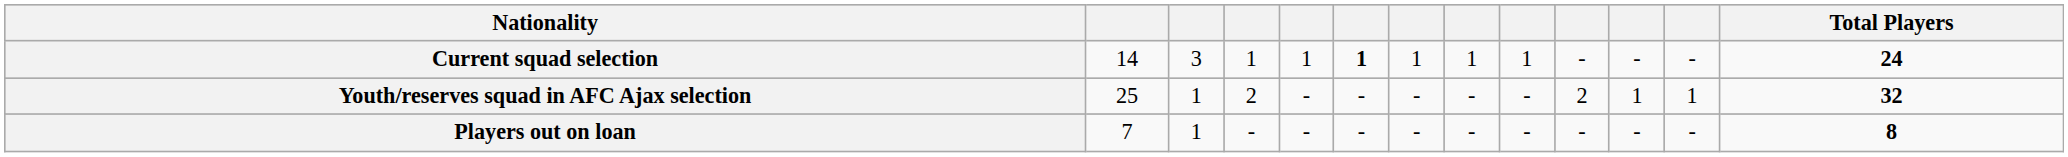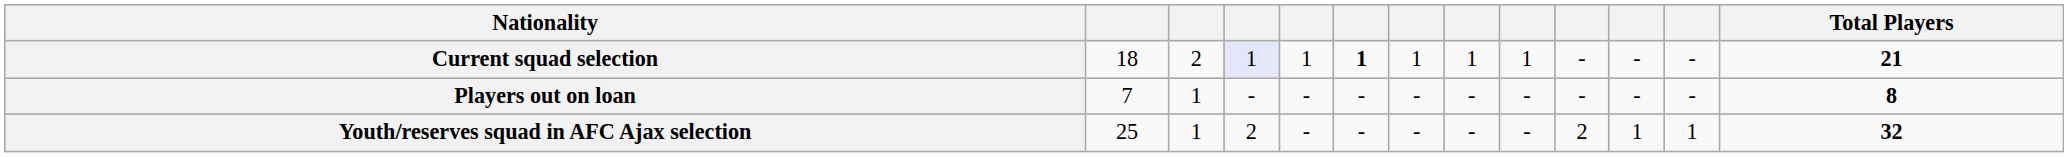(1127, 58) 14 -> (1127, 58) 18
(1196, 58) 3 -> (1196, 58) 2
(1251, 58) no background -> (1251, 58) lavender background
(1892, 58) 24 -> (1892, 58) 21
rows swapped: (545, 95) <-> (545, 132)
